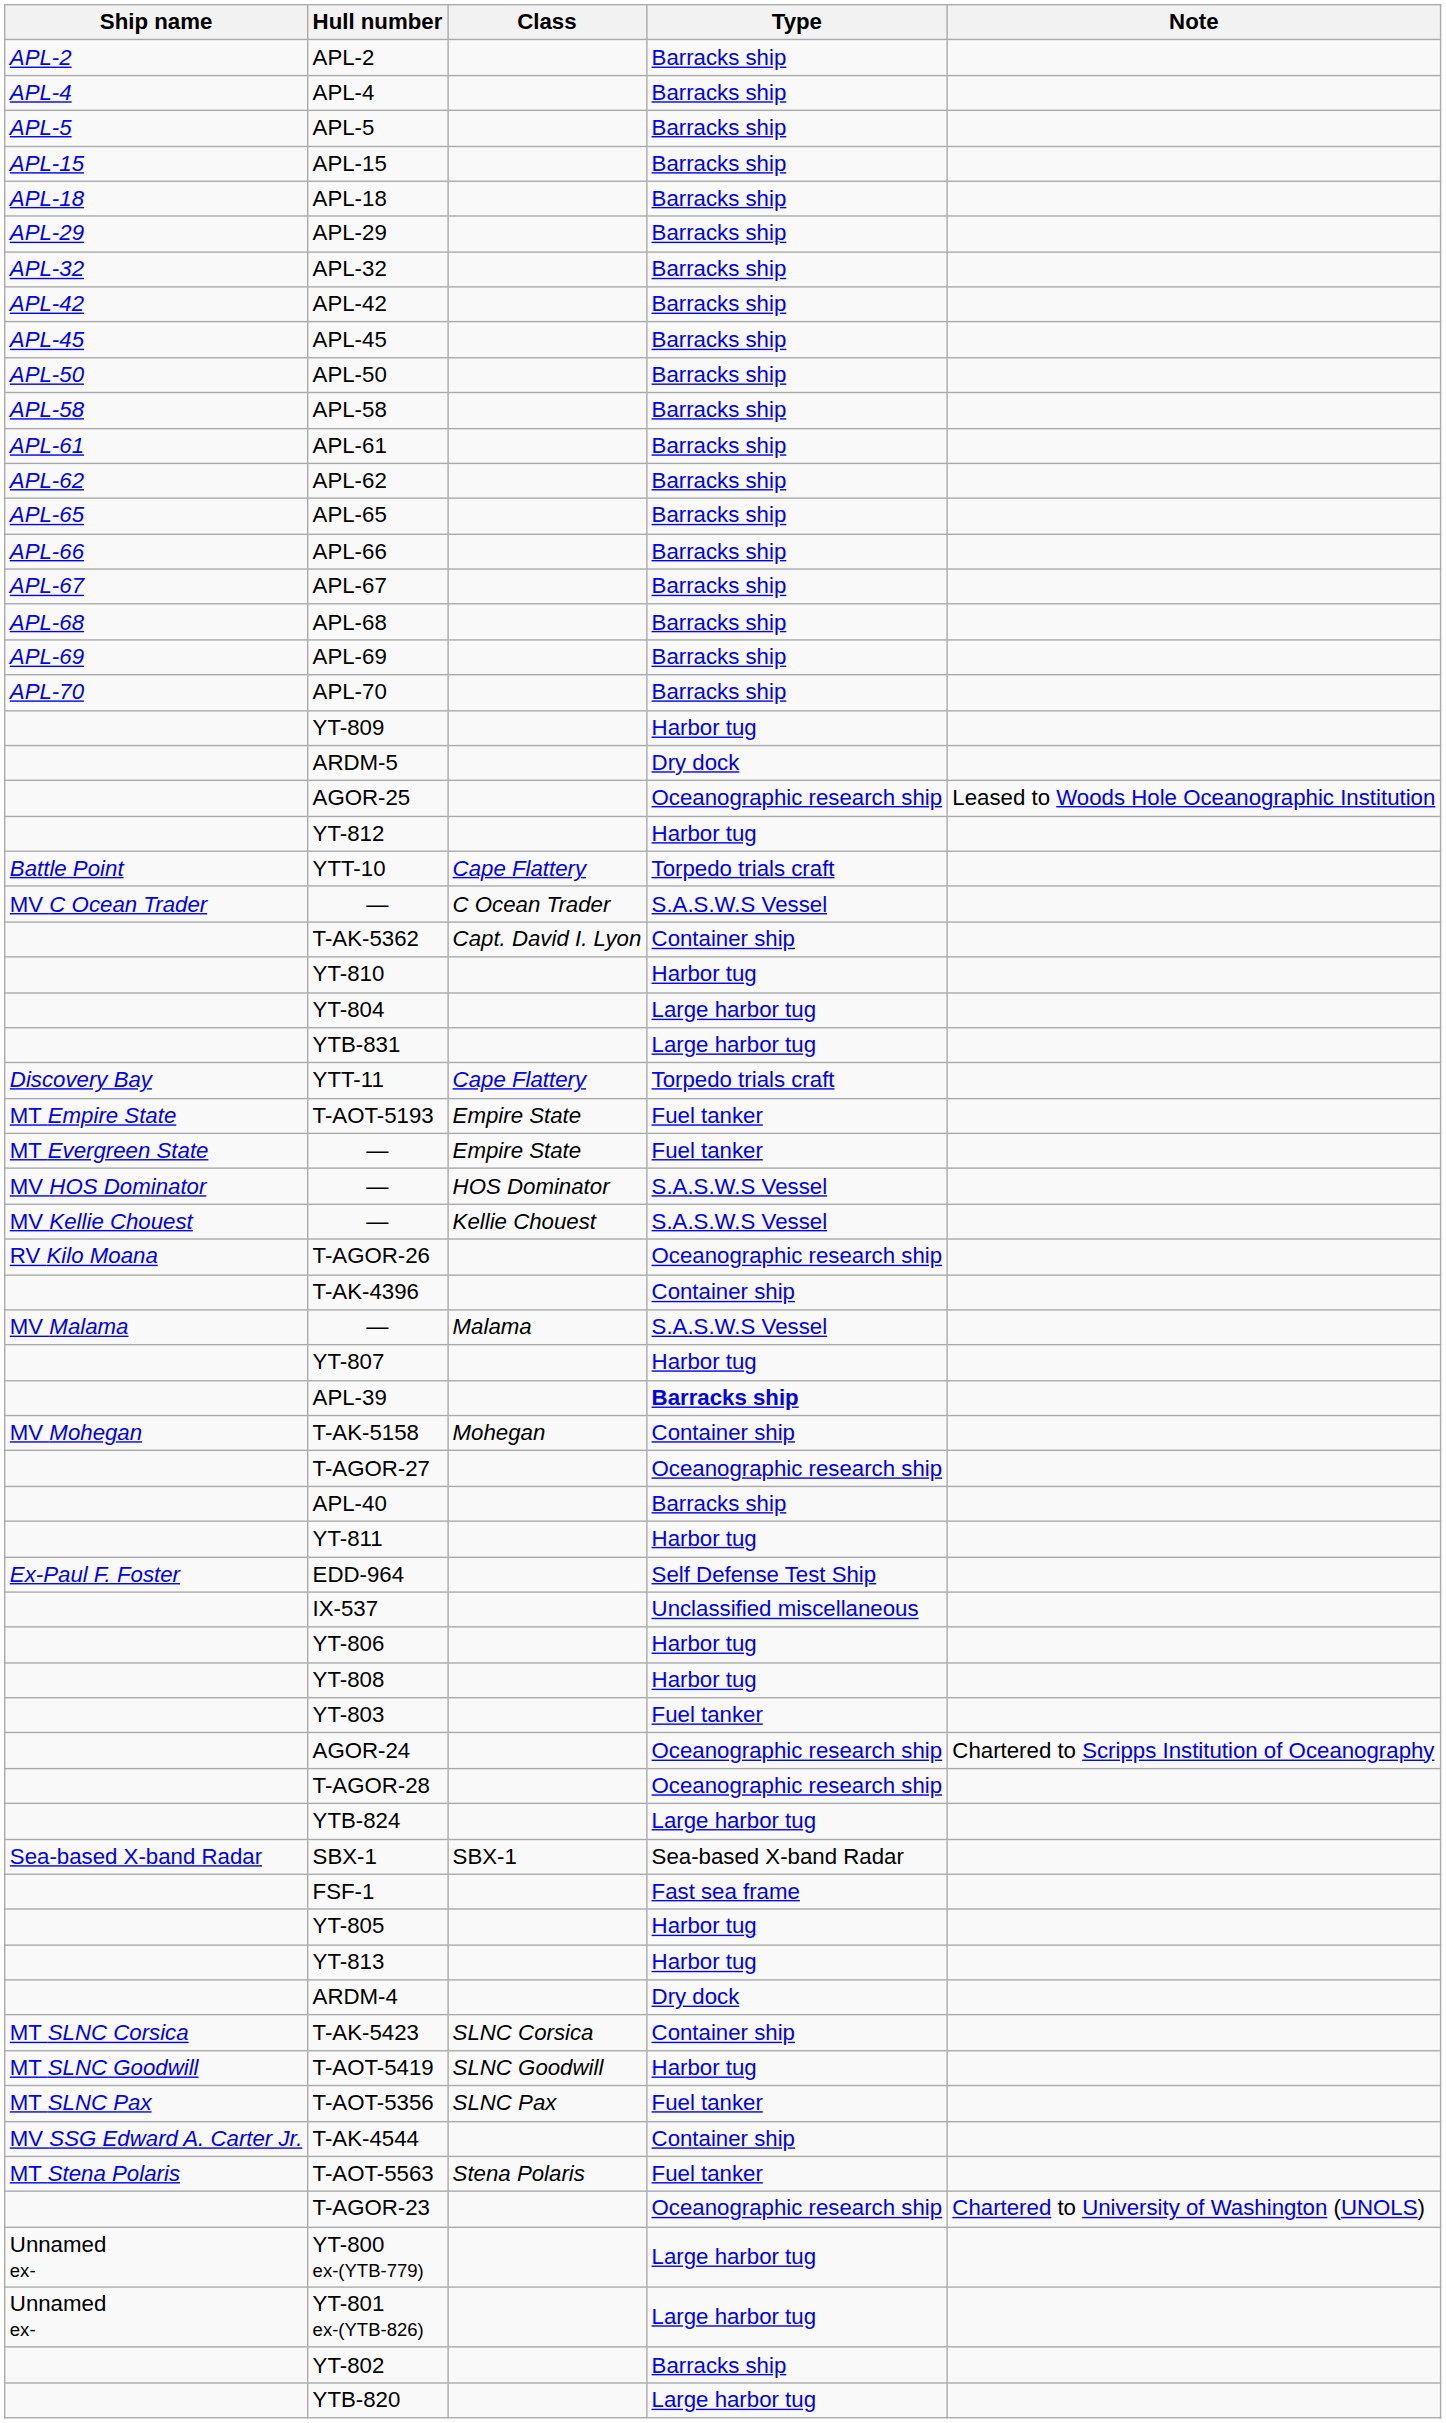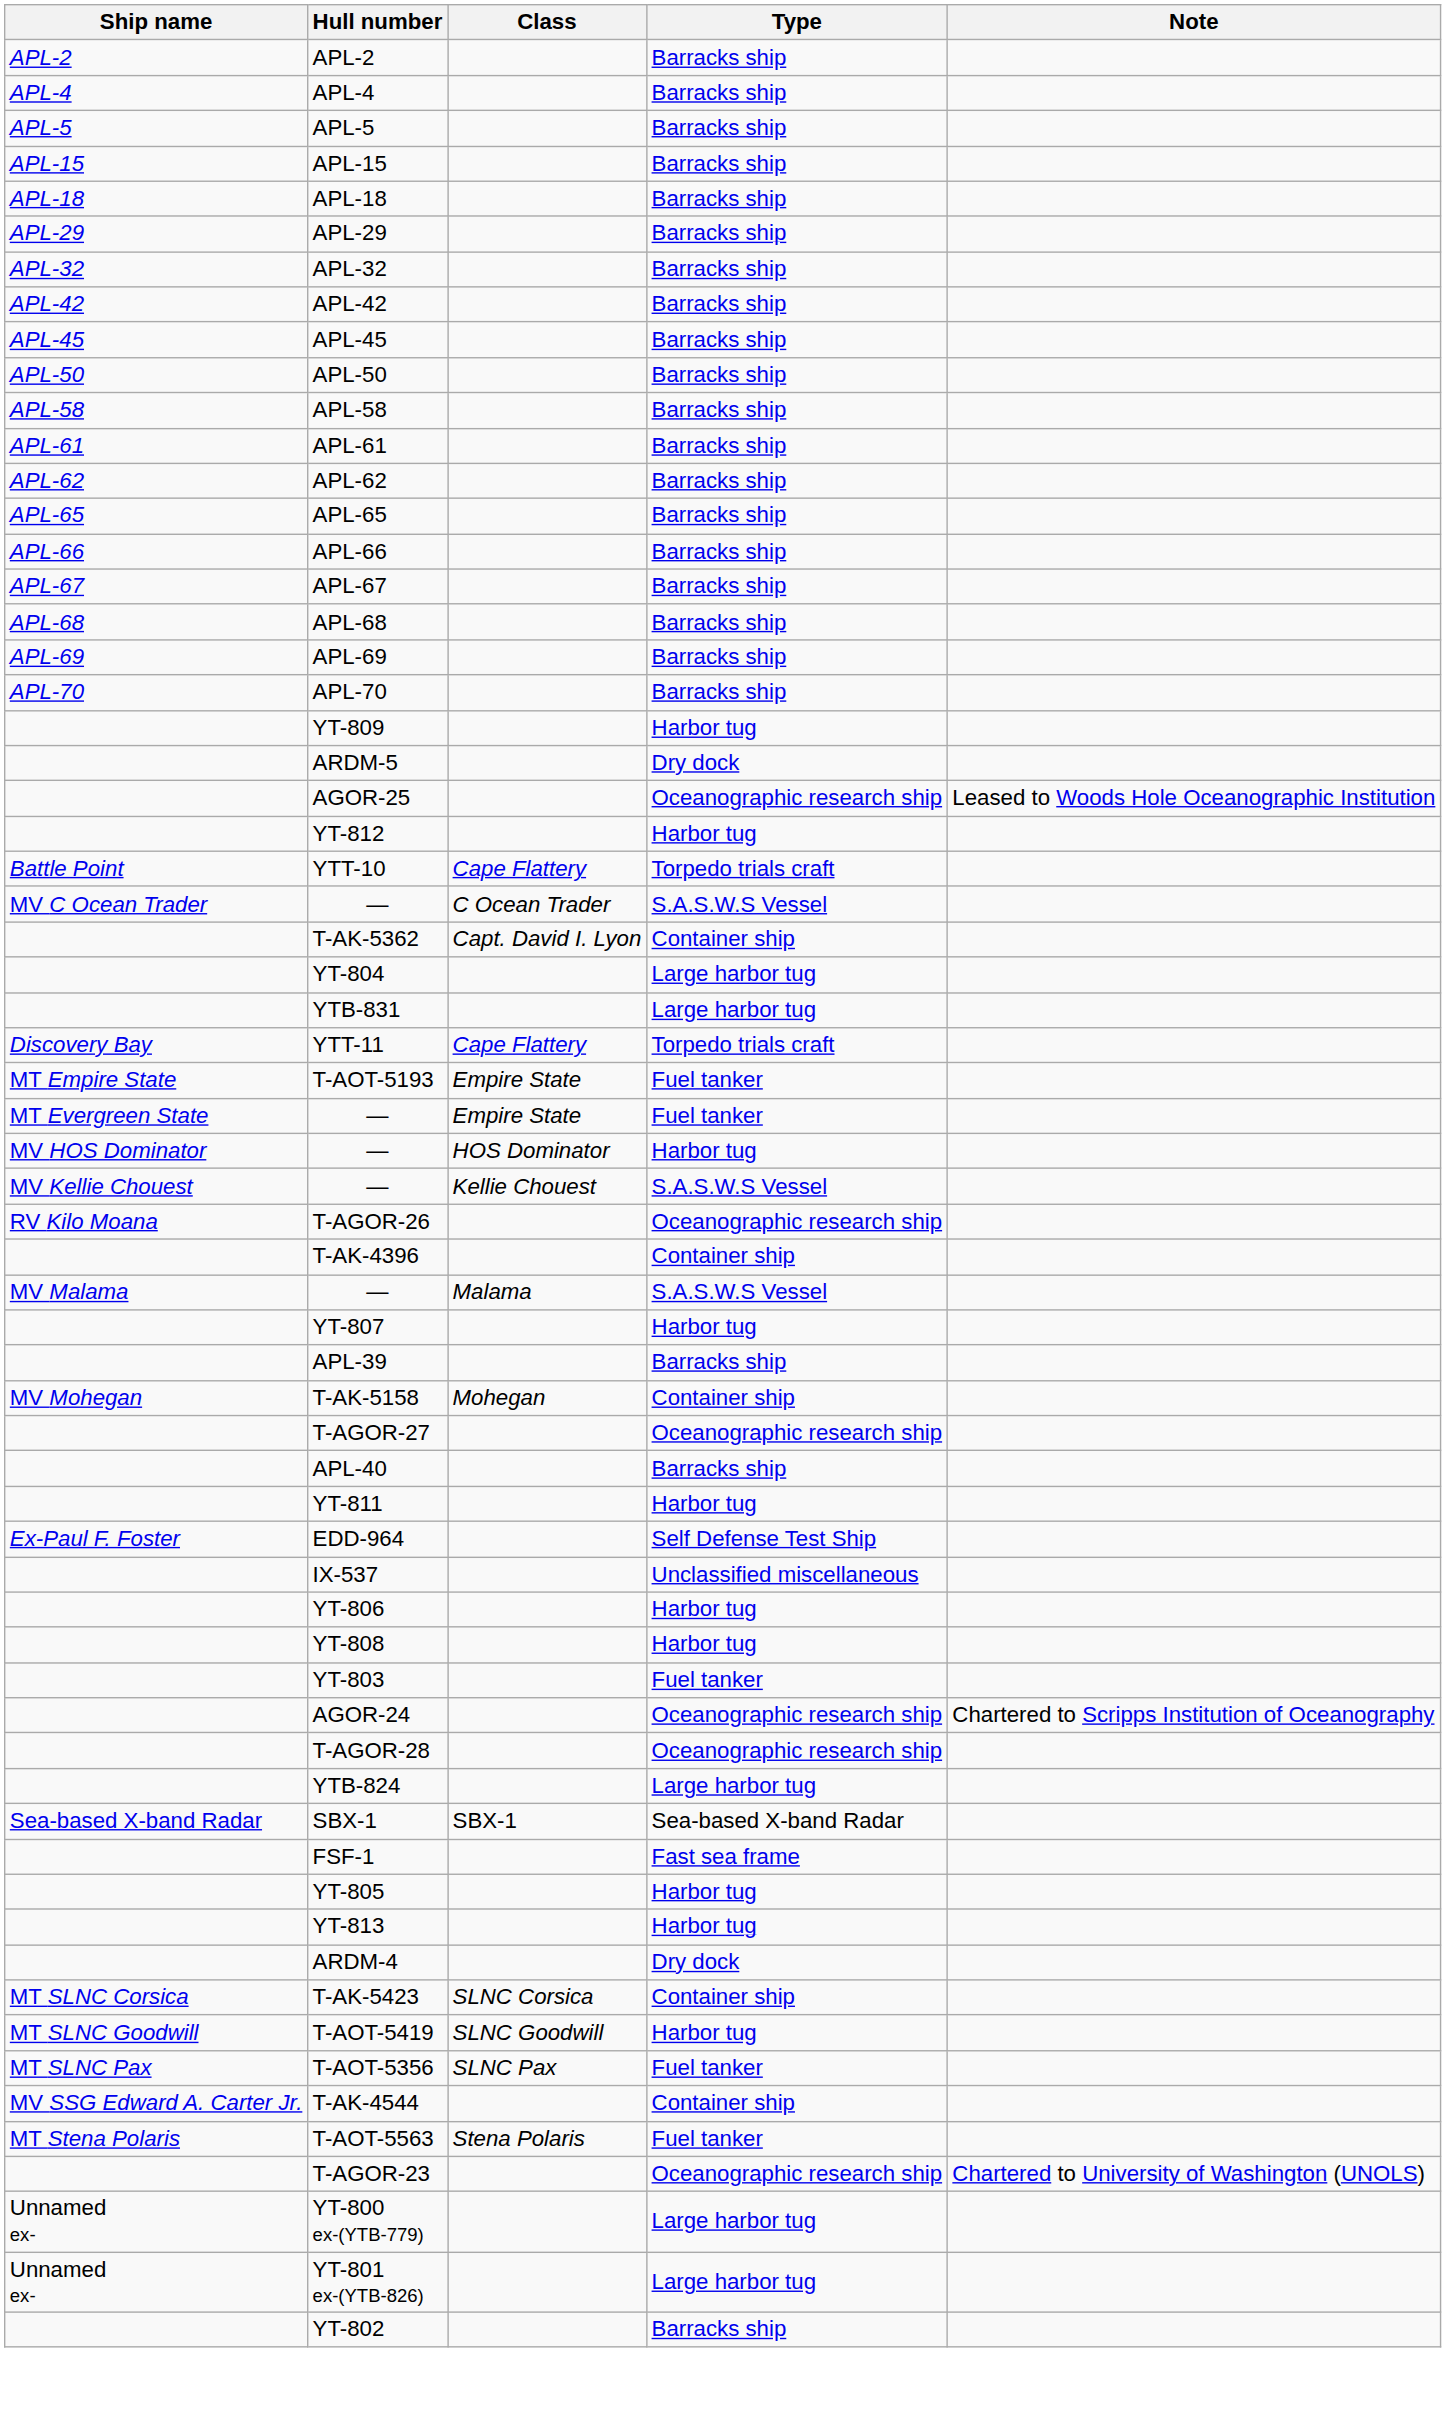- row: (156, 975)
(739, 1186) S.A.S.W.S Vessel -> (704, 1150) Harbor tug
(725, 1397) bold -> (719, 1362) normal
- row: (156, 2400)
